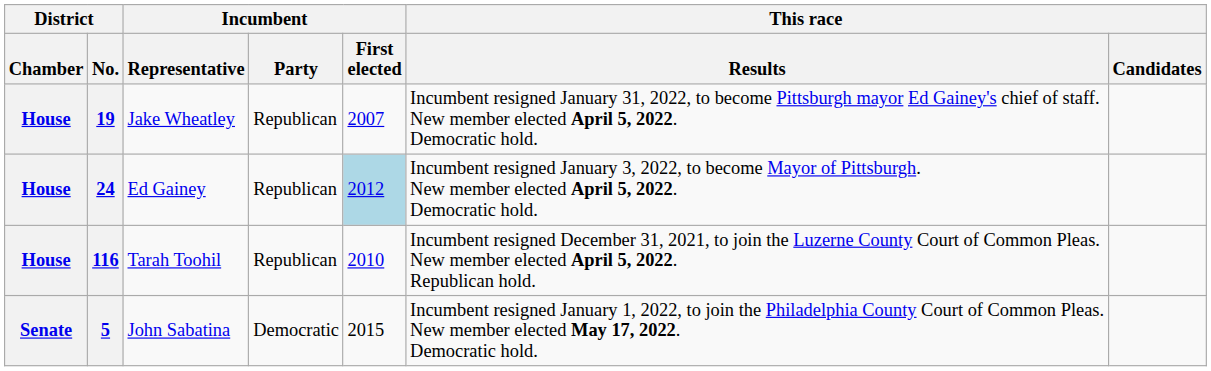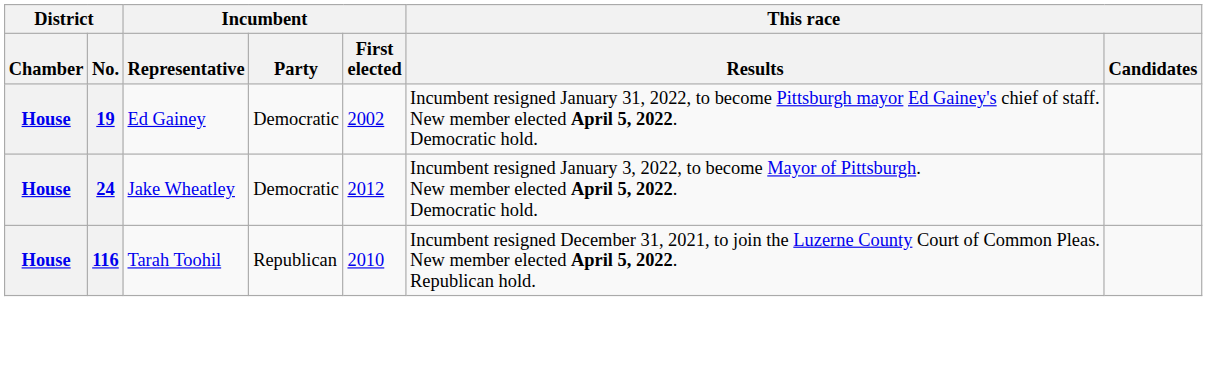(181, 118) Jake Wheatley -> (167, 118) Ed Gainey
(295, 118) Republican -> (296, 118) Democratic
(366, 118) 2007 -> (366, 118) 2002
(167, 189) Ed Gainey -> (181, 189) Jake Wheatley
(295, 189) Republican -> (296, 189) Democratic
(366, 189) lightblue background -> (366, 189) no background
- row: (105, 330)
